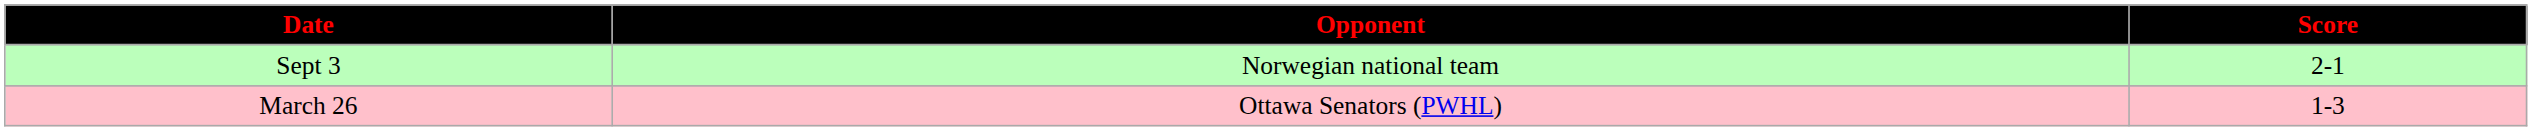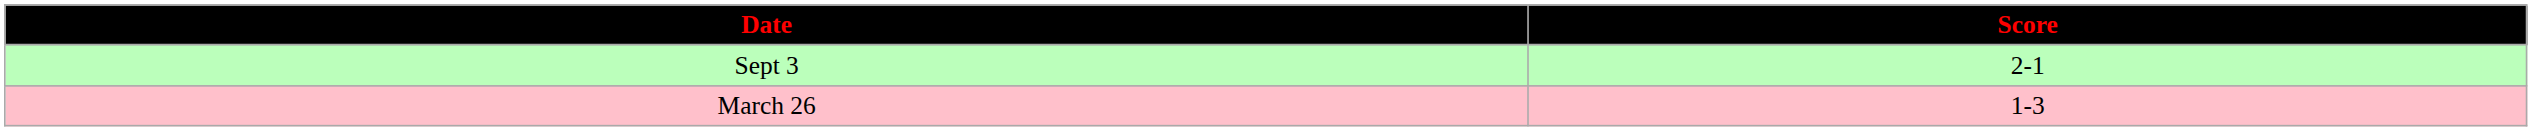- column: (1371, 24)
